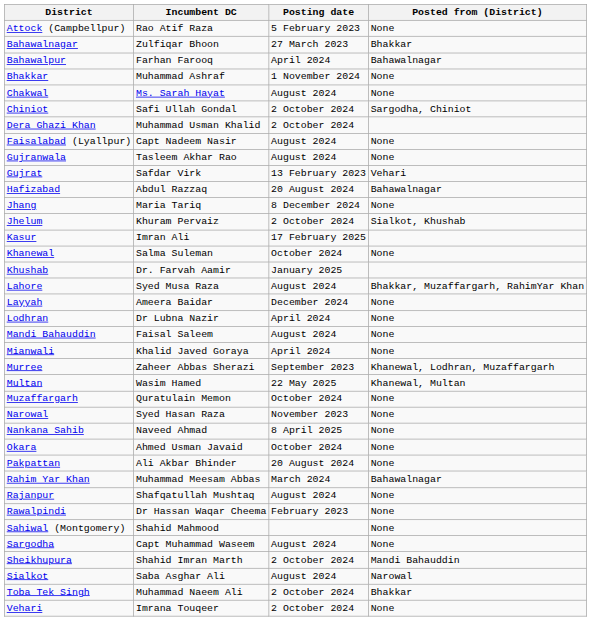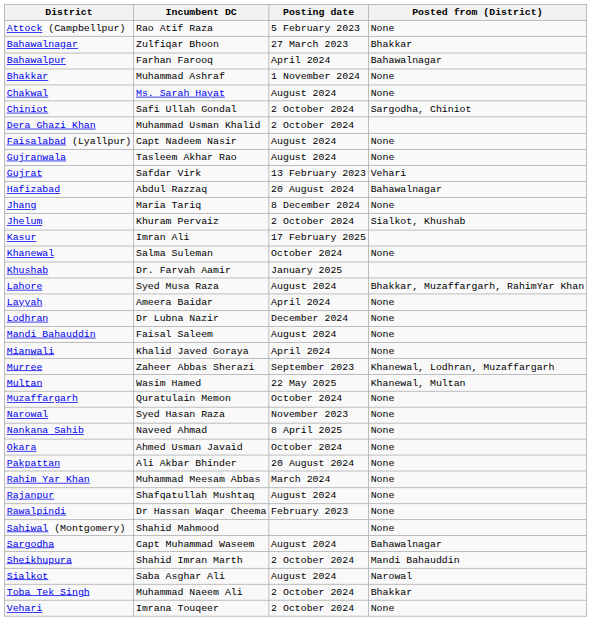(310, 302) December 2024 -> (301, 302) April 2024
(301, 318) April 2024 -> (310, 318) December 2024
(406, 479) Bahawalnagar -> (383, 479) None
(383, 544) None -> (406, 544) Bahawalnagar
